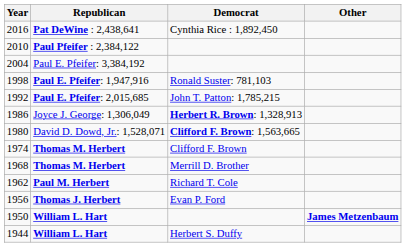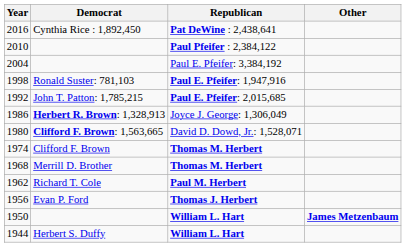columns swapped: (236, 13) <-> (99, 13)
